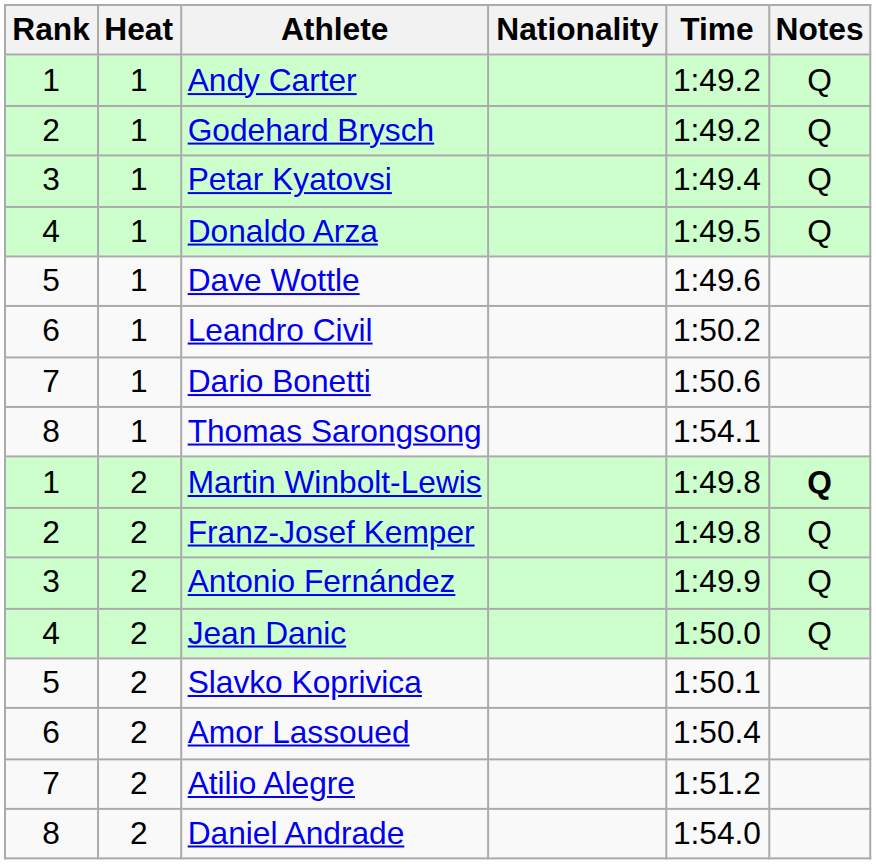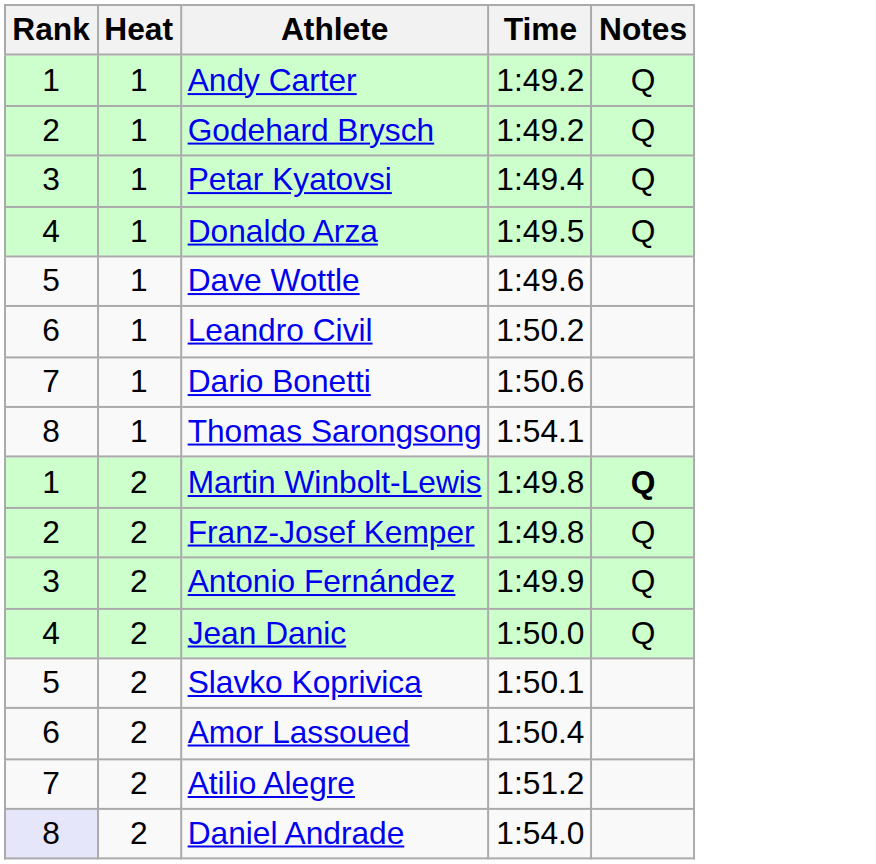- column: (577, 29)
(51, 833) no background -> (51, 833) lavender background
